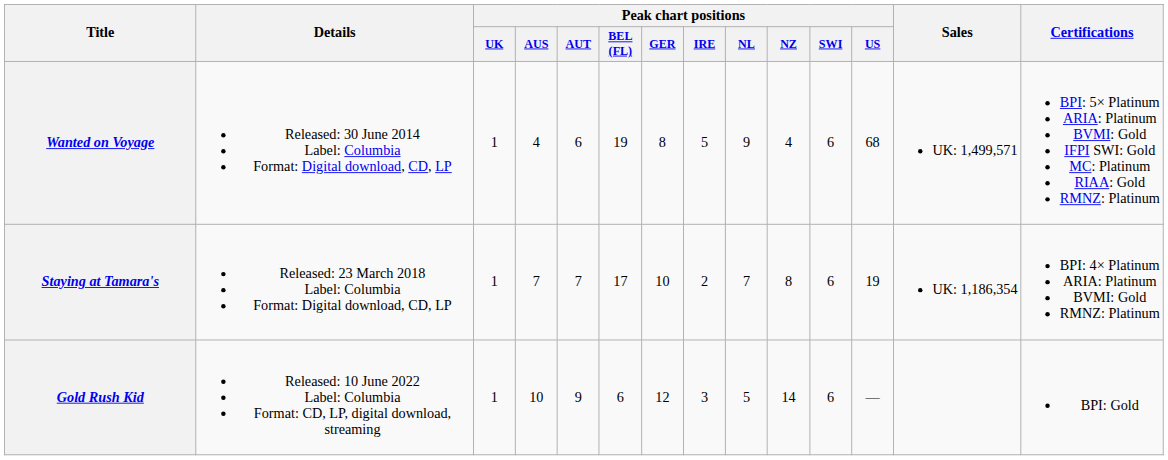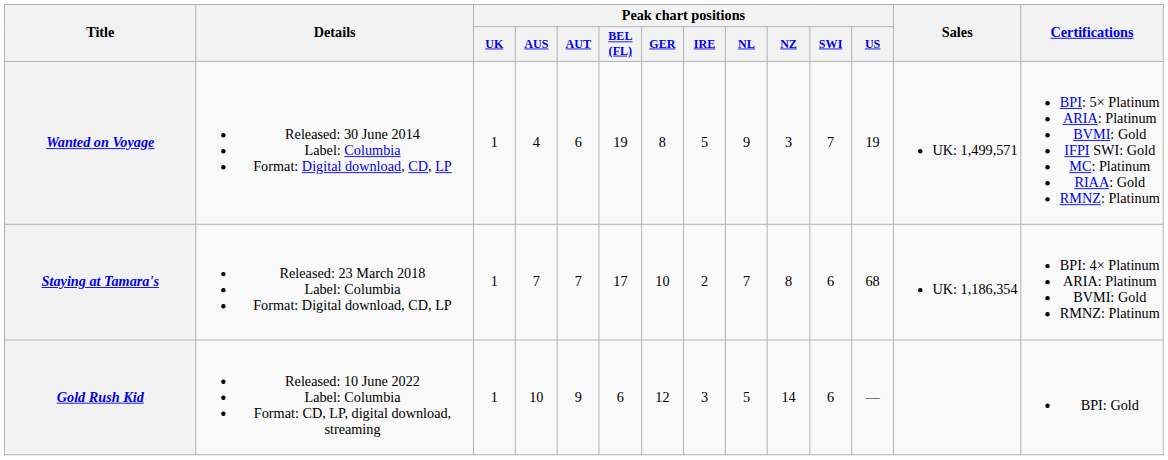(789, 142) 4 -> (789, 142) 3
(831, 142) 6 -> (831, 142) 7
(873, 142) 68 -> (873, 142) 19
(873, 282) 19 -> (873, 282) 68
